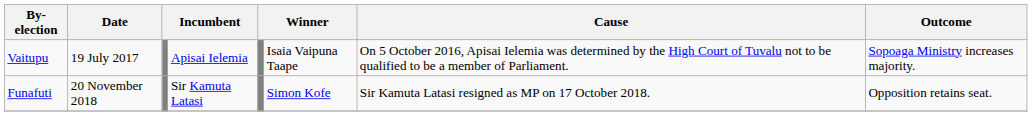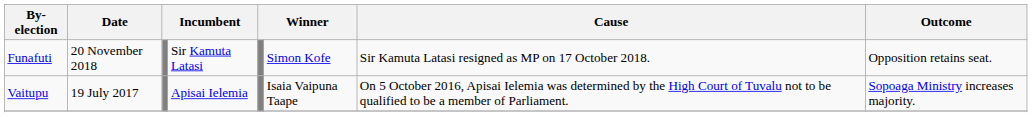rows swapped: (28, 57) <-> (30, 93)
